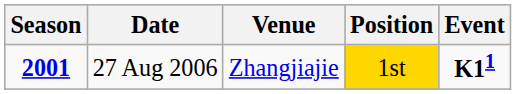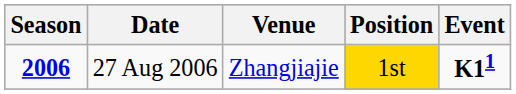(46, 66) 2001 -> (46, 66) 2006
